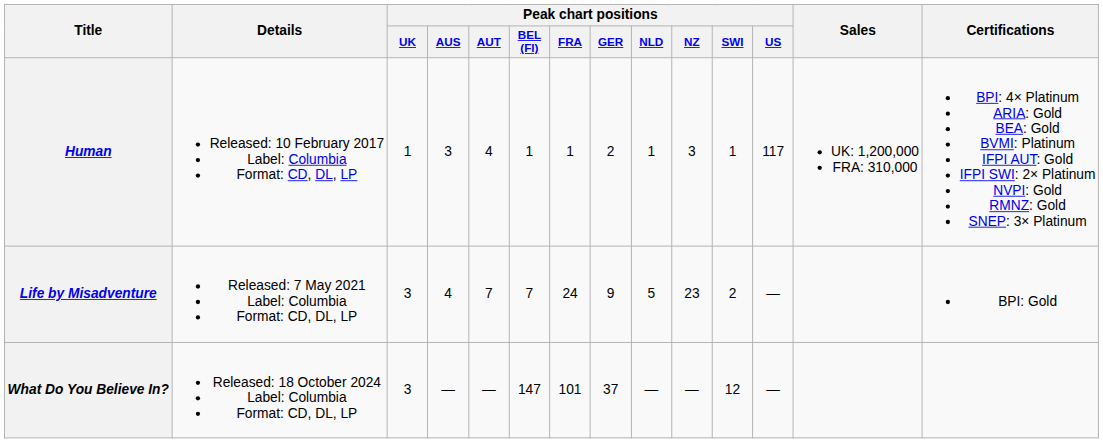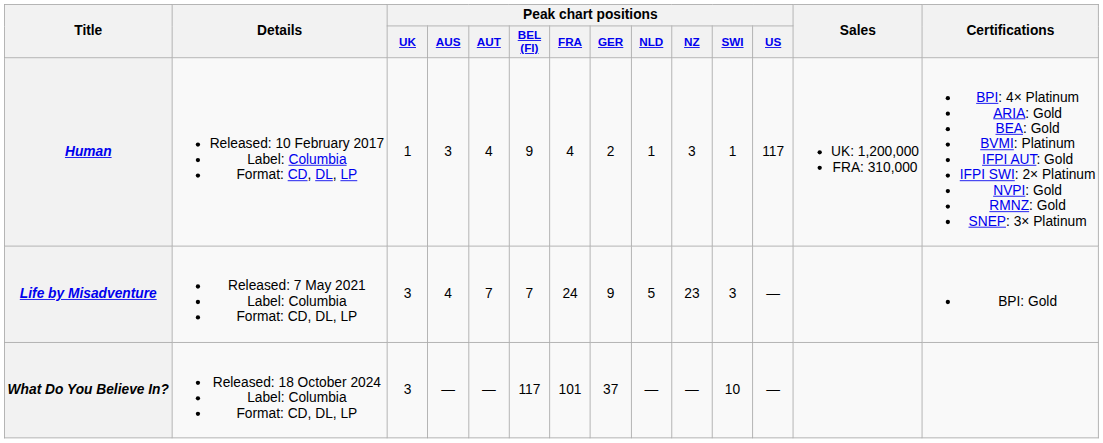(529, 151) 1 -> (529, 151) 9
(570, 151) 1 -> (570, 151) 4
(733, 294) 2 -> (733, 294) 3
(529, 389) 147 -> (529, 389) 117
(733, 389) 12 -> (733, 389) 10
